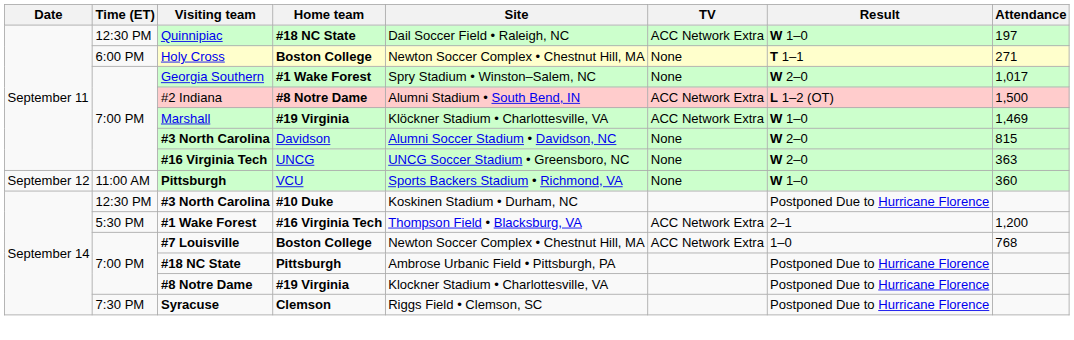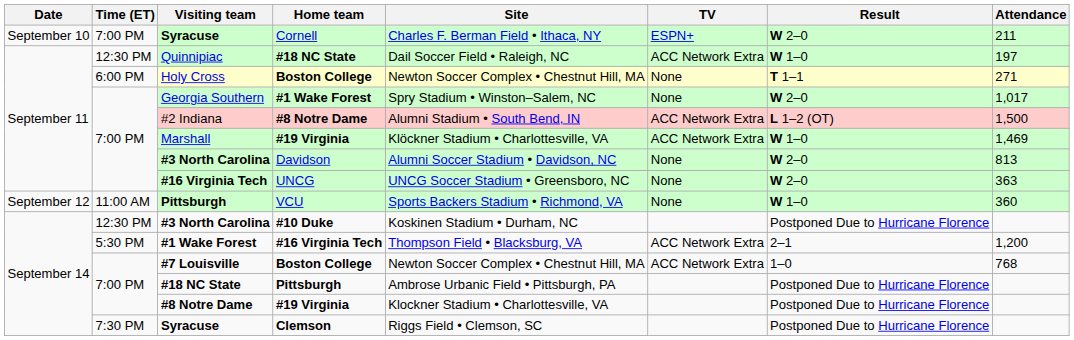+ row: (190, 36)
(1006, 139) 815 -> (1006, 160) 813
